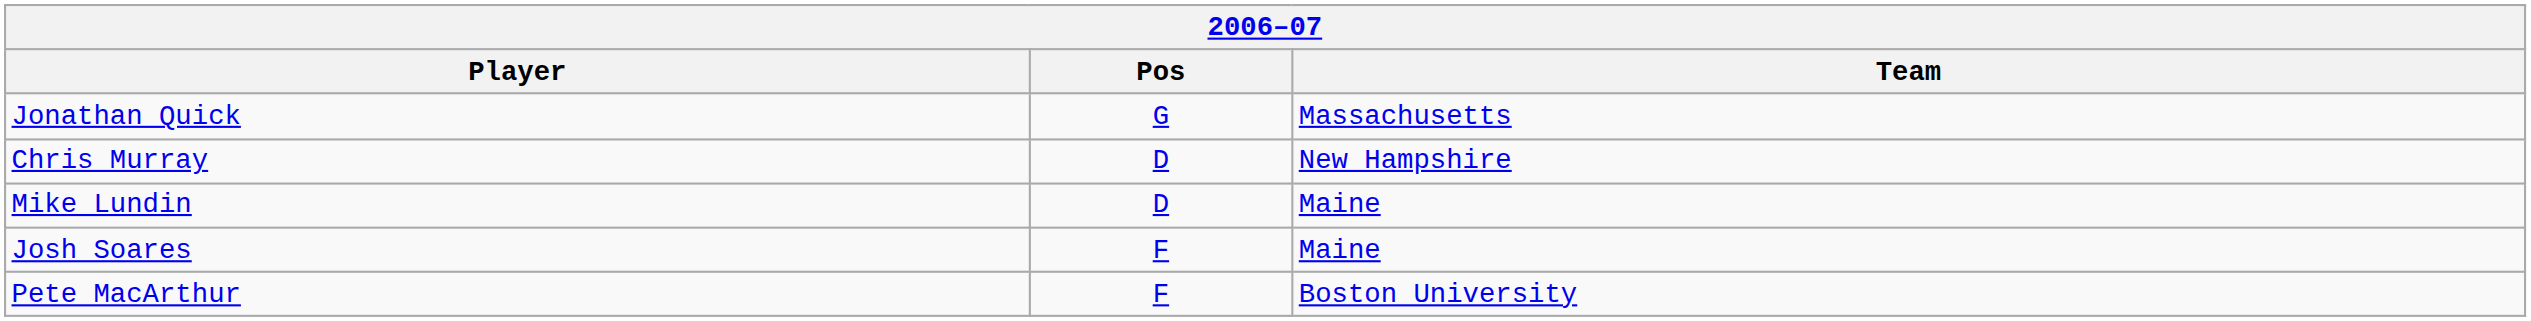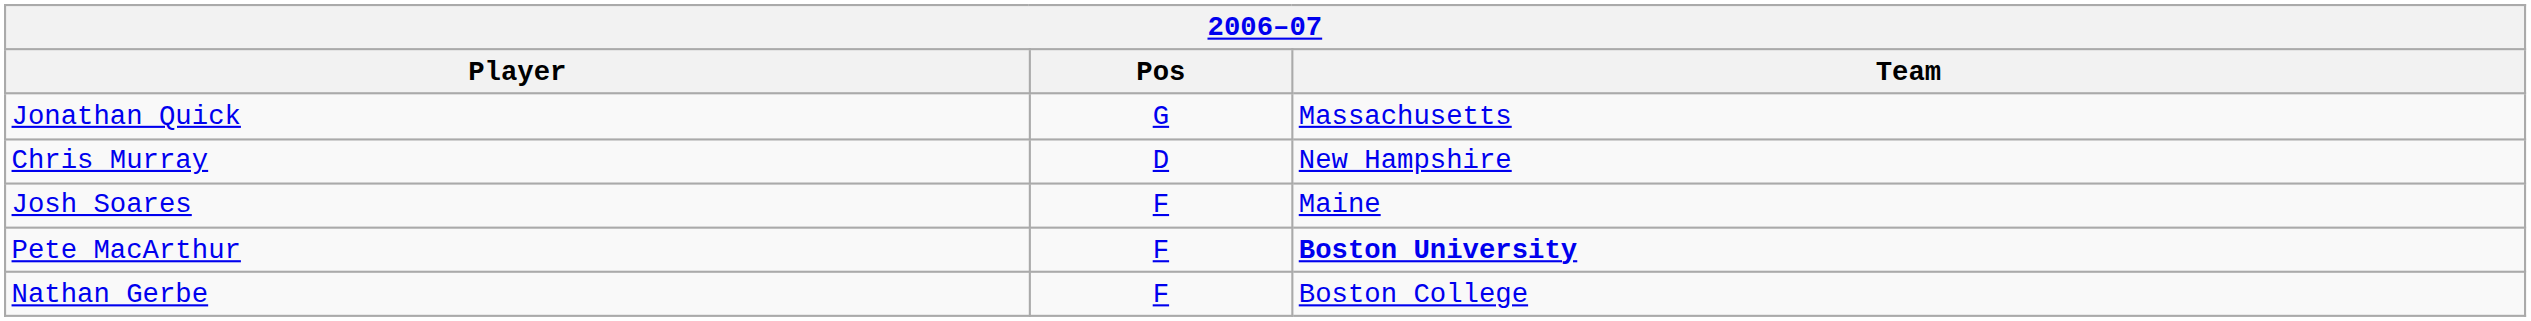- row: (102, 205)
(1438, 294) normal -> (1438, 250) bold
+ row: (110, 294)
